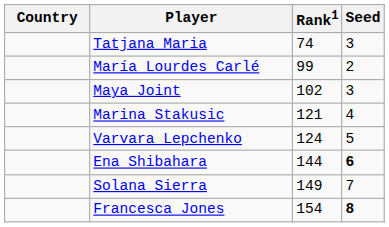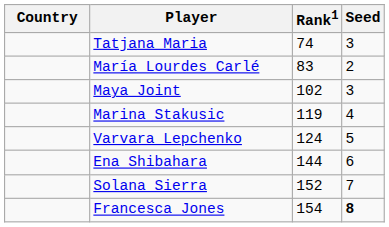(305, 68) 99 -> (305, 68) 83
(309, 115) 121 -> (309, 115) 119
(350, 163) bold -> (350, 163) normal
(309, 186) 149 -> (309, 186) 152
